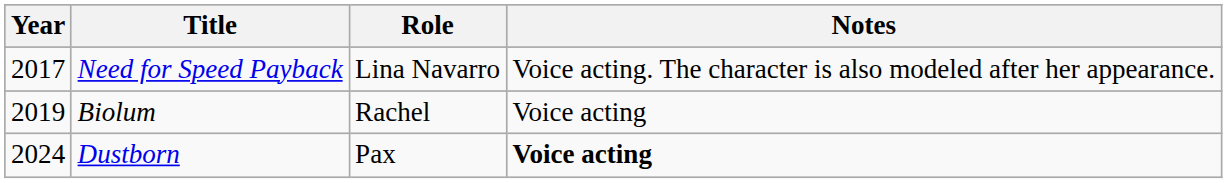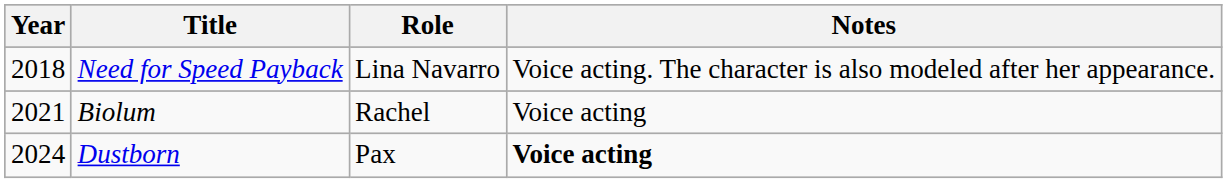(38, 68) 2017 -> (38, 68) 2018
(38, 111) 2019 -> (38, 111) 2021
